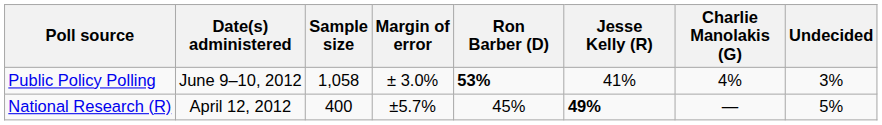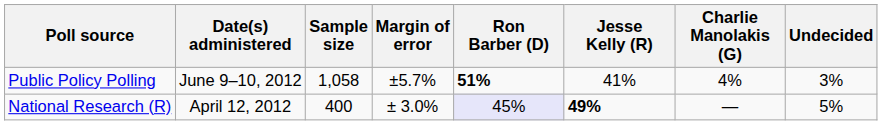(413, 80) ± 3.0% -> (413, 80) ±5.7%
(474, 80) 53% -> (474, 80) 51%
(413, 106) ±5.7% -> (413, 106) ± 3.0%
(509, 106) no background -> (509, 106) lavender background
